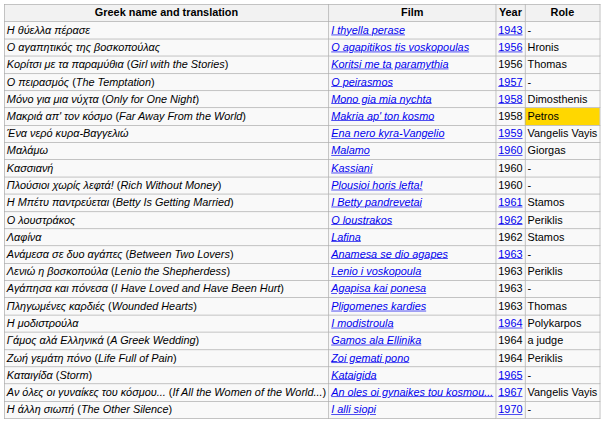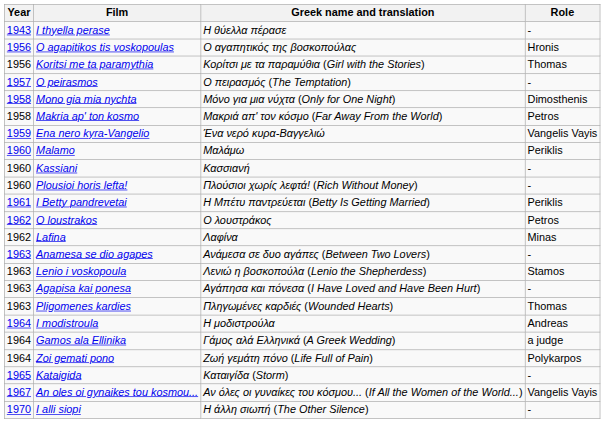columns swapped: (510, 13) <-> (167, 13)
(543, 116) gold background -> (543, 116) no background
(547, 151) Giorgas -> (545, 151) Periklis
(546, 202) Stamos -> (545, 202) Periklis
(545, 220) Periklis -> (543, 220) Petros
(546, 237) Stamos -> (542, 237) Minas
(545, 271) Periklis -> (546, 271) Stamos
(554, 323) Polykarpos -> (548, 323) Andreas
(545, 358) Periklis -> (554, 358) Polykarpos
